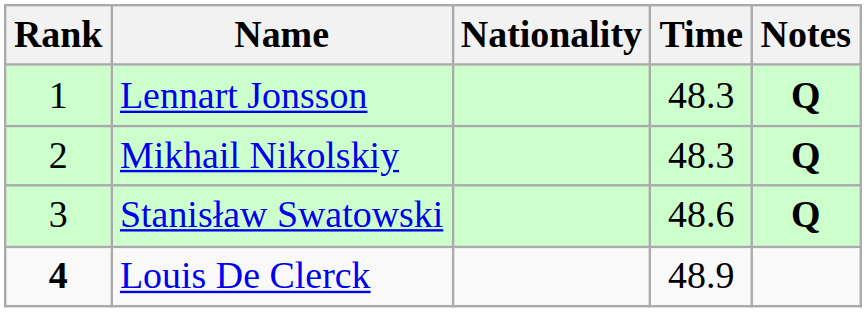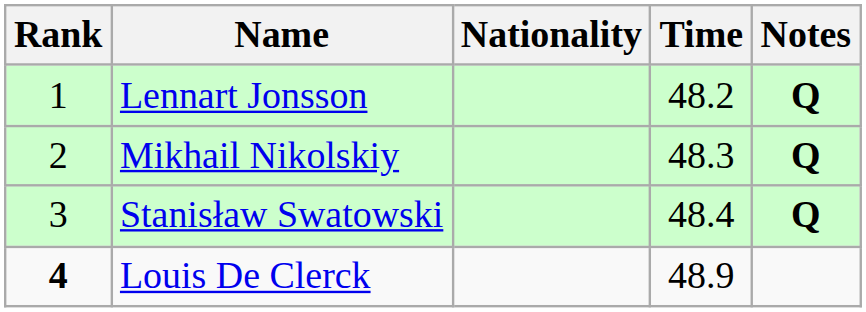(701, 94) 48.3 -> (701, 94) 48.2
(701, 214) 48.6 -> (701, 214) 48.4
